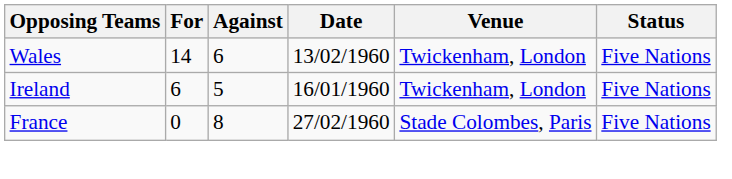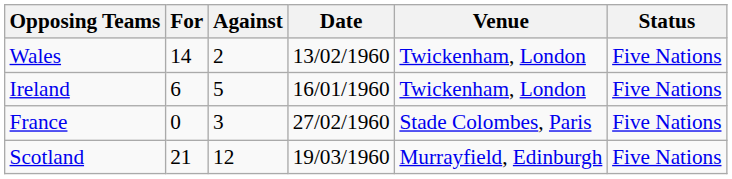(218, 55) 6 -> (218, 55) 2
(218, 122) 8 -> (218, 122) 3
+ row: (47, 156)
